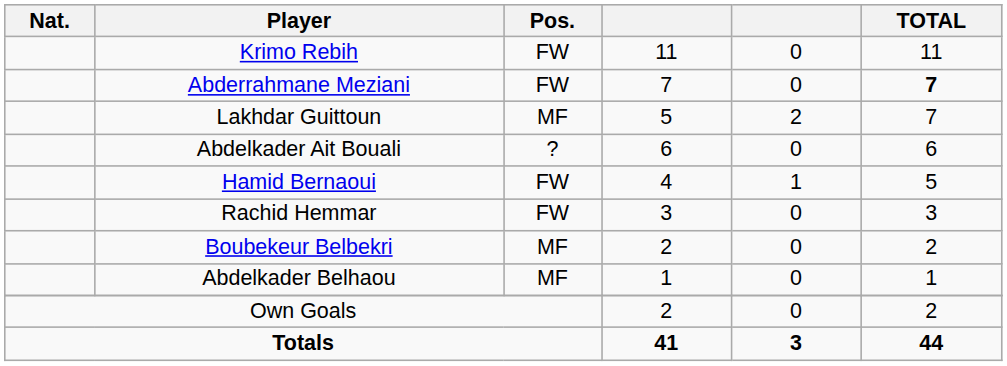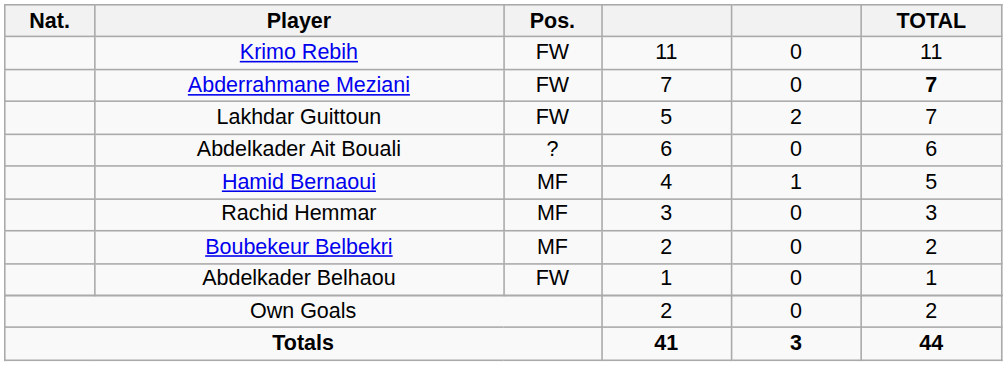(552, 117) MF -> (552, 117) FW
(552, 181) FW -> (552, 181) MF
(552, 213) FW -> (552, 213) MF
(552, 278) MF -> (552, 278) FW
